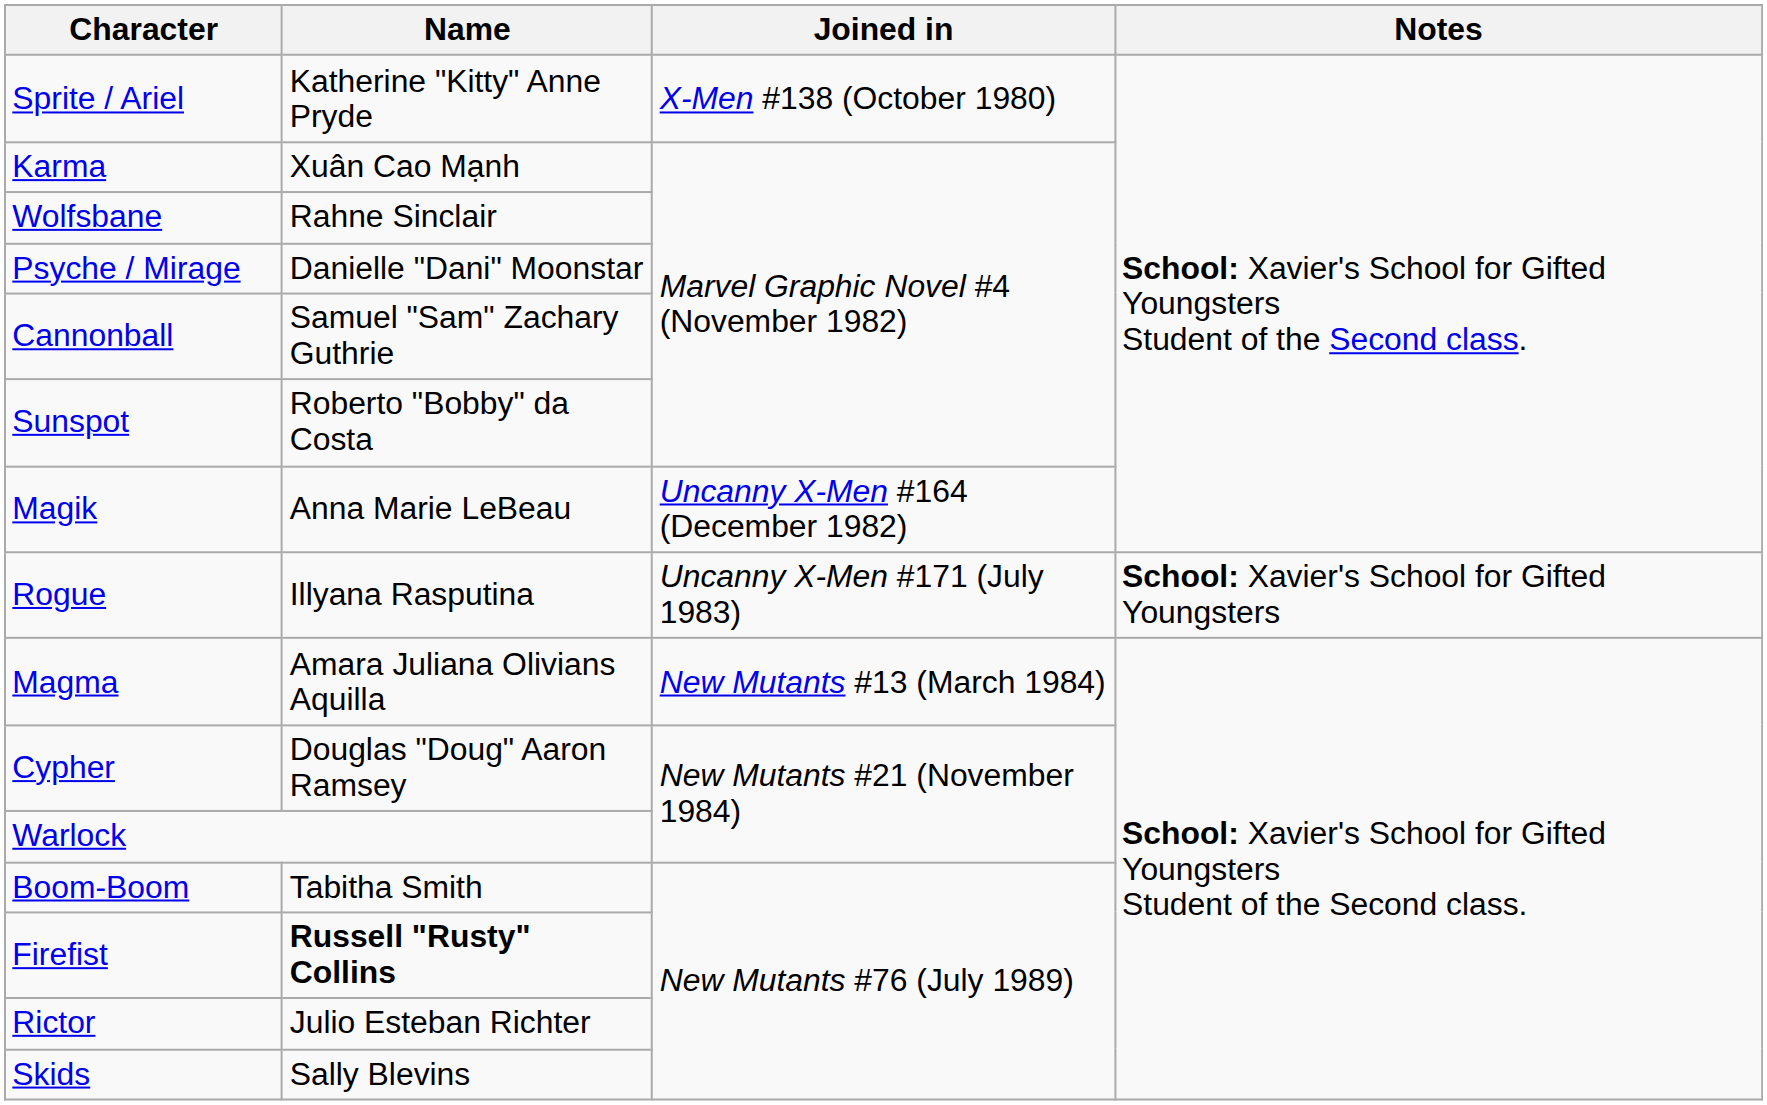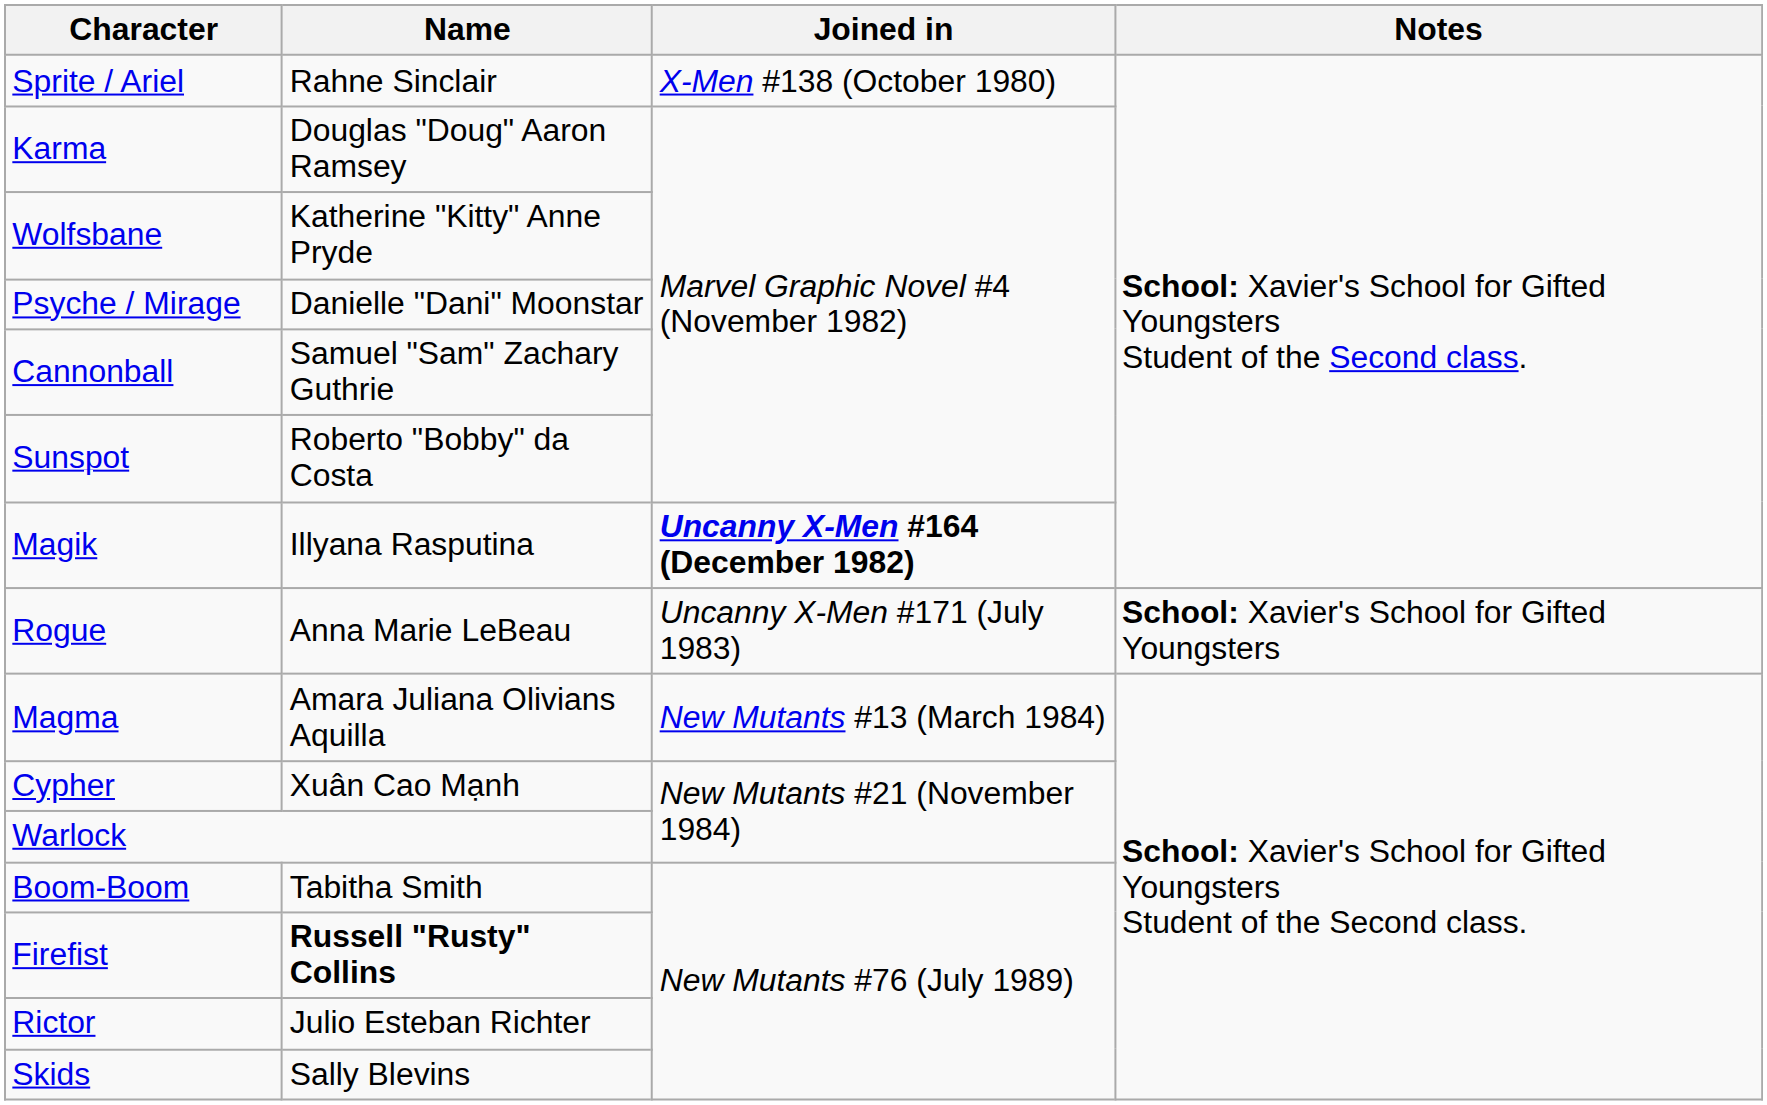(445, 98) Katherine "Kitty" Anne Pryde -> (393, 80) Rahne Sinclair
(405, 166) Xuân Cao Mạnh -> (448, 148) Douglas "Doug" Aaron Ramsey
(393, 217) Rahne Sinclair -> (445, 234) Katherine "Kitty" Anne Pryde
(430, 508) Anna Marie LeBeau -> (412, 544) Illyana Rasputina
(814, 508) normal -> (819, 544) bold
(412, 594) Illyana Rasputina -> (430, 630) Anna Marie LeBeau
(448, 767) Douglas "Doug" Aaron Ramsey -> (405, 785) Xuân Cao Mạnh
